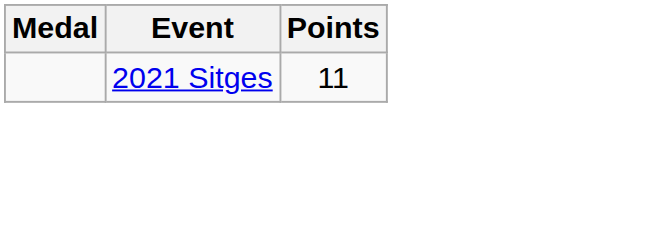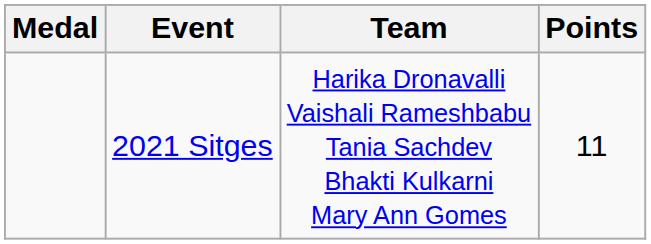+ column: (409, 28)
